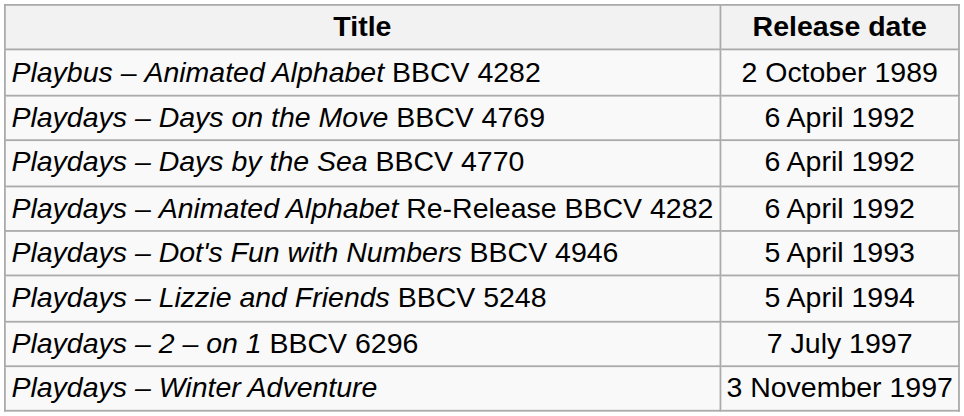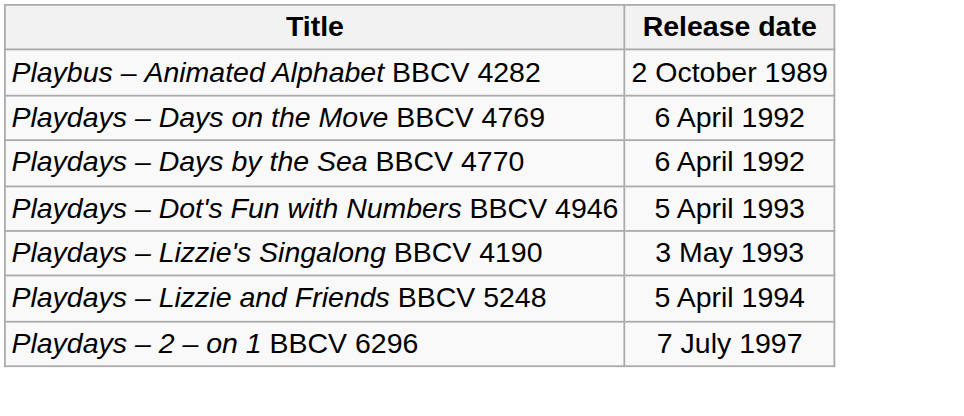- row: (362, 207)
+ row: (277, 252)
- row: (194, 388)
